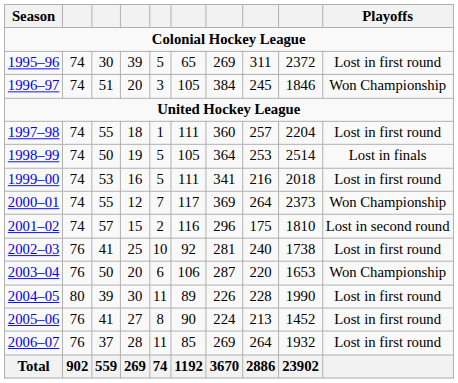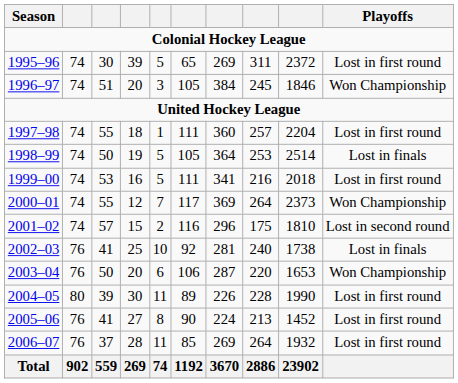(388, 249) Lost in first round -> (388, 249) Lost in finals
